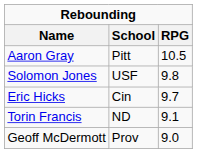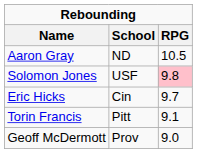(121, 55) Pitt -> (121, 55) ND
(170, 76) no background -> (170, 76) pink background
(121, 117) ND -> (121, 117) Pitt
